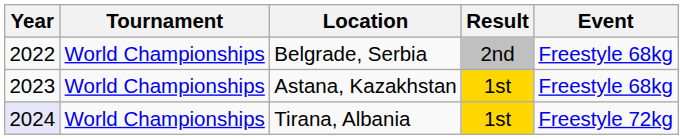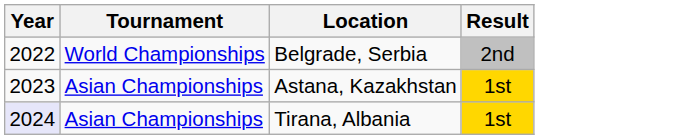- column: (606, 21)
(165, 86) World Championships -> (164, 86) Asian Championships
(165, 119) World Championships -> (164, 119) Asian Championships
